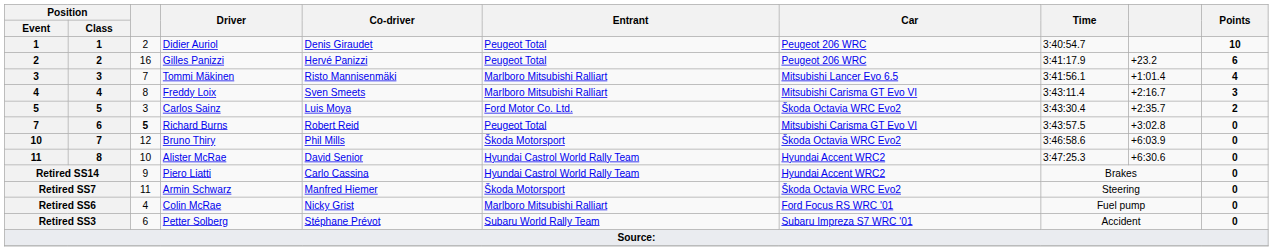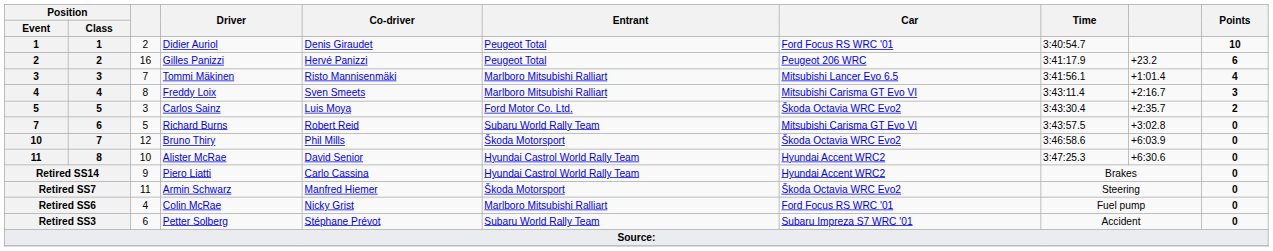(824, 44) Peugeot 206 WRC -> (837, 44) Ford Focus RS WRC '01
(145, 125) bold -> (145, 125) normal
(515, 125) Peugeot Total -> (542, 125) Subaru World Rally Team
